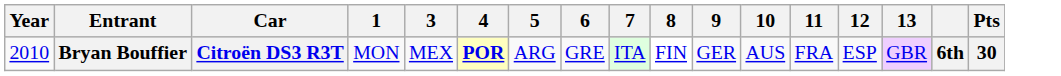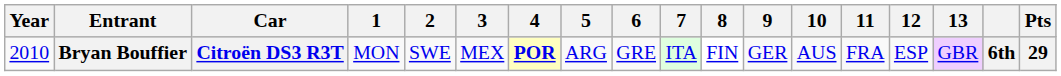+ column: (430, 20)
(987, 53) 30 -> (1038, 53) 29
